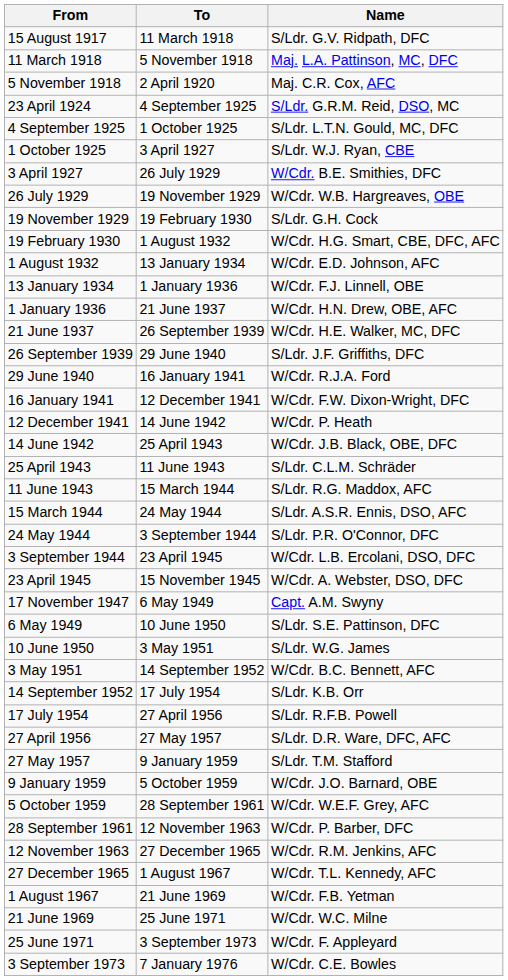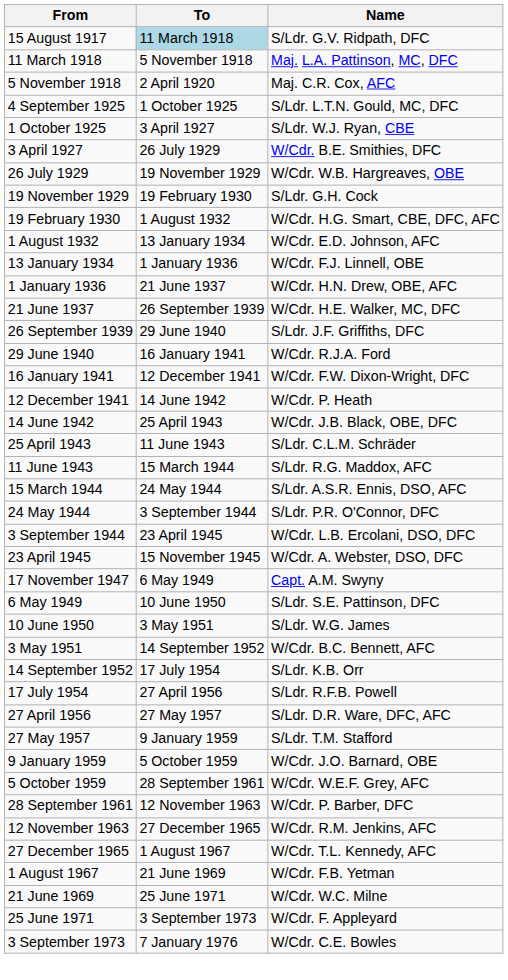(186, 38) no background -> (186, 38) lightblue background
- row: (49, 106)
